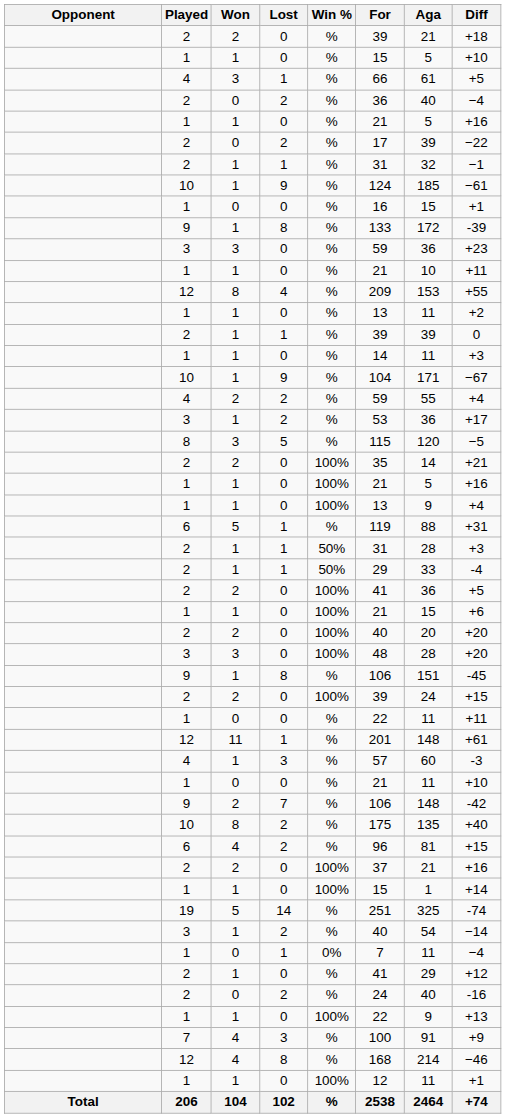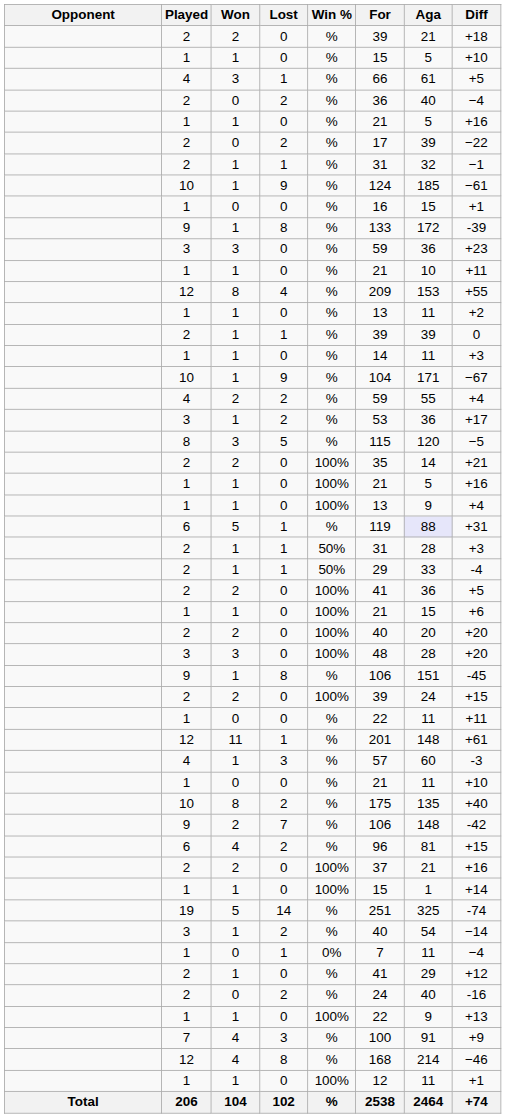(428, 526) no background -> (428, 526) lavender background
rows swapped: (187, 825) <-> (187, 803)
